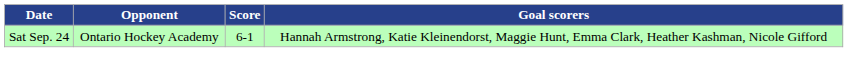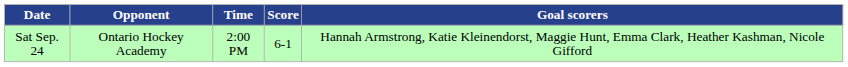+ column: (238, 15)
